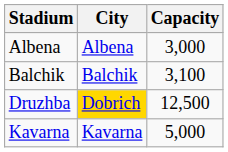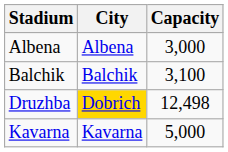(185, 103) 12,500 -> (185, 103) 12,498
